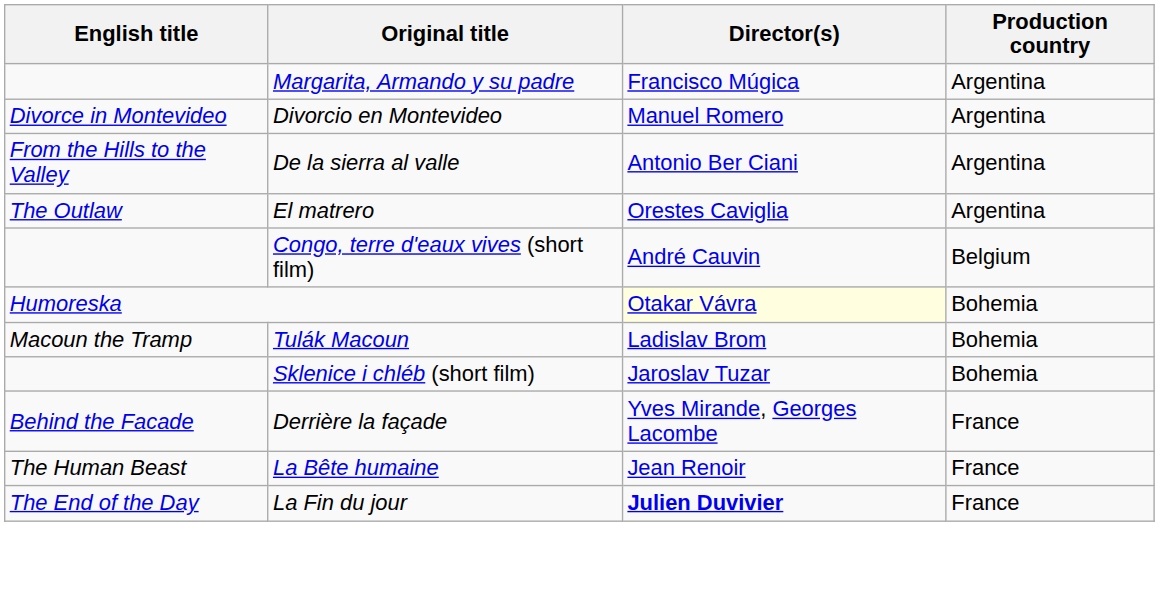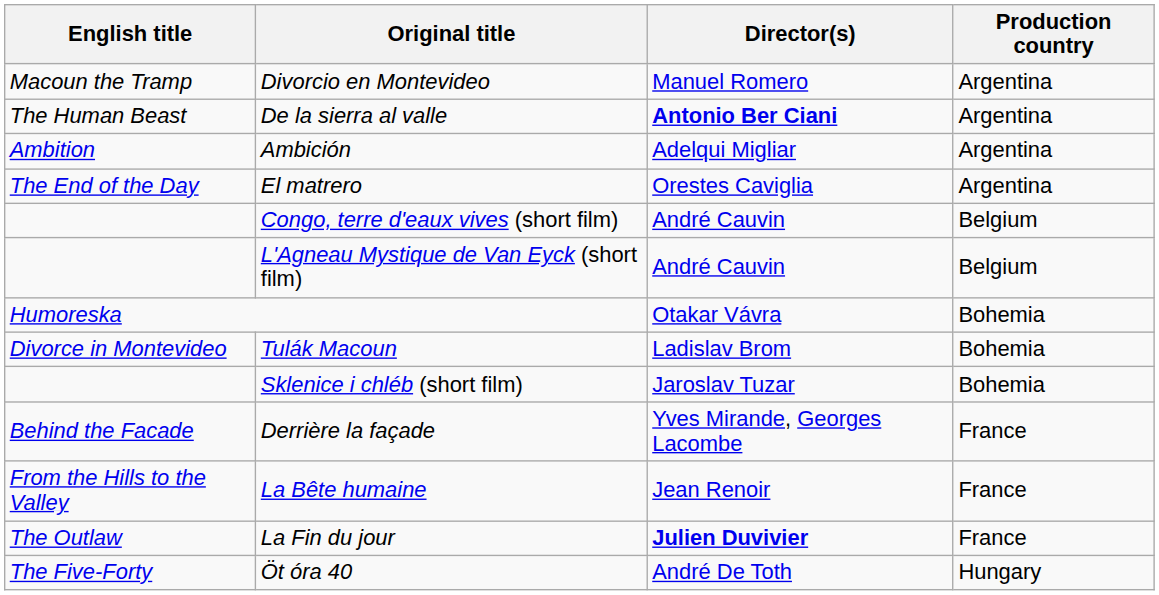- row: (424, 81)
(118, 116) Divorce in Montevideo -> (101, 81) Macoun the Tramp
(108, 163) From the Hills to the Valley -> (98, 116) The Human Beast
(713, 163) normal -> (745, 116) bold
+ row: (306, 150)
(66, 210) The Outlaw -> (104, 185) The End of the Day
+ row: (449, 267)
(692, 304) lightyellow background -> (717, 314) no background
(101, 339) Macoun the Tramp -> (118, 349) Divorce in Montevideo
(98, 468) The Human Beast -> (108, 490) From the Hills to the Valley
(104, 502) The End of the Day -> (66, 537) The Outlaw
+ row: (306, 572)
